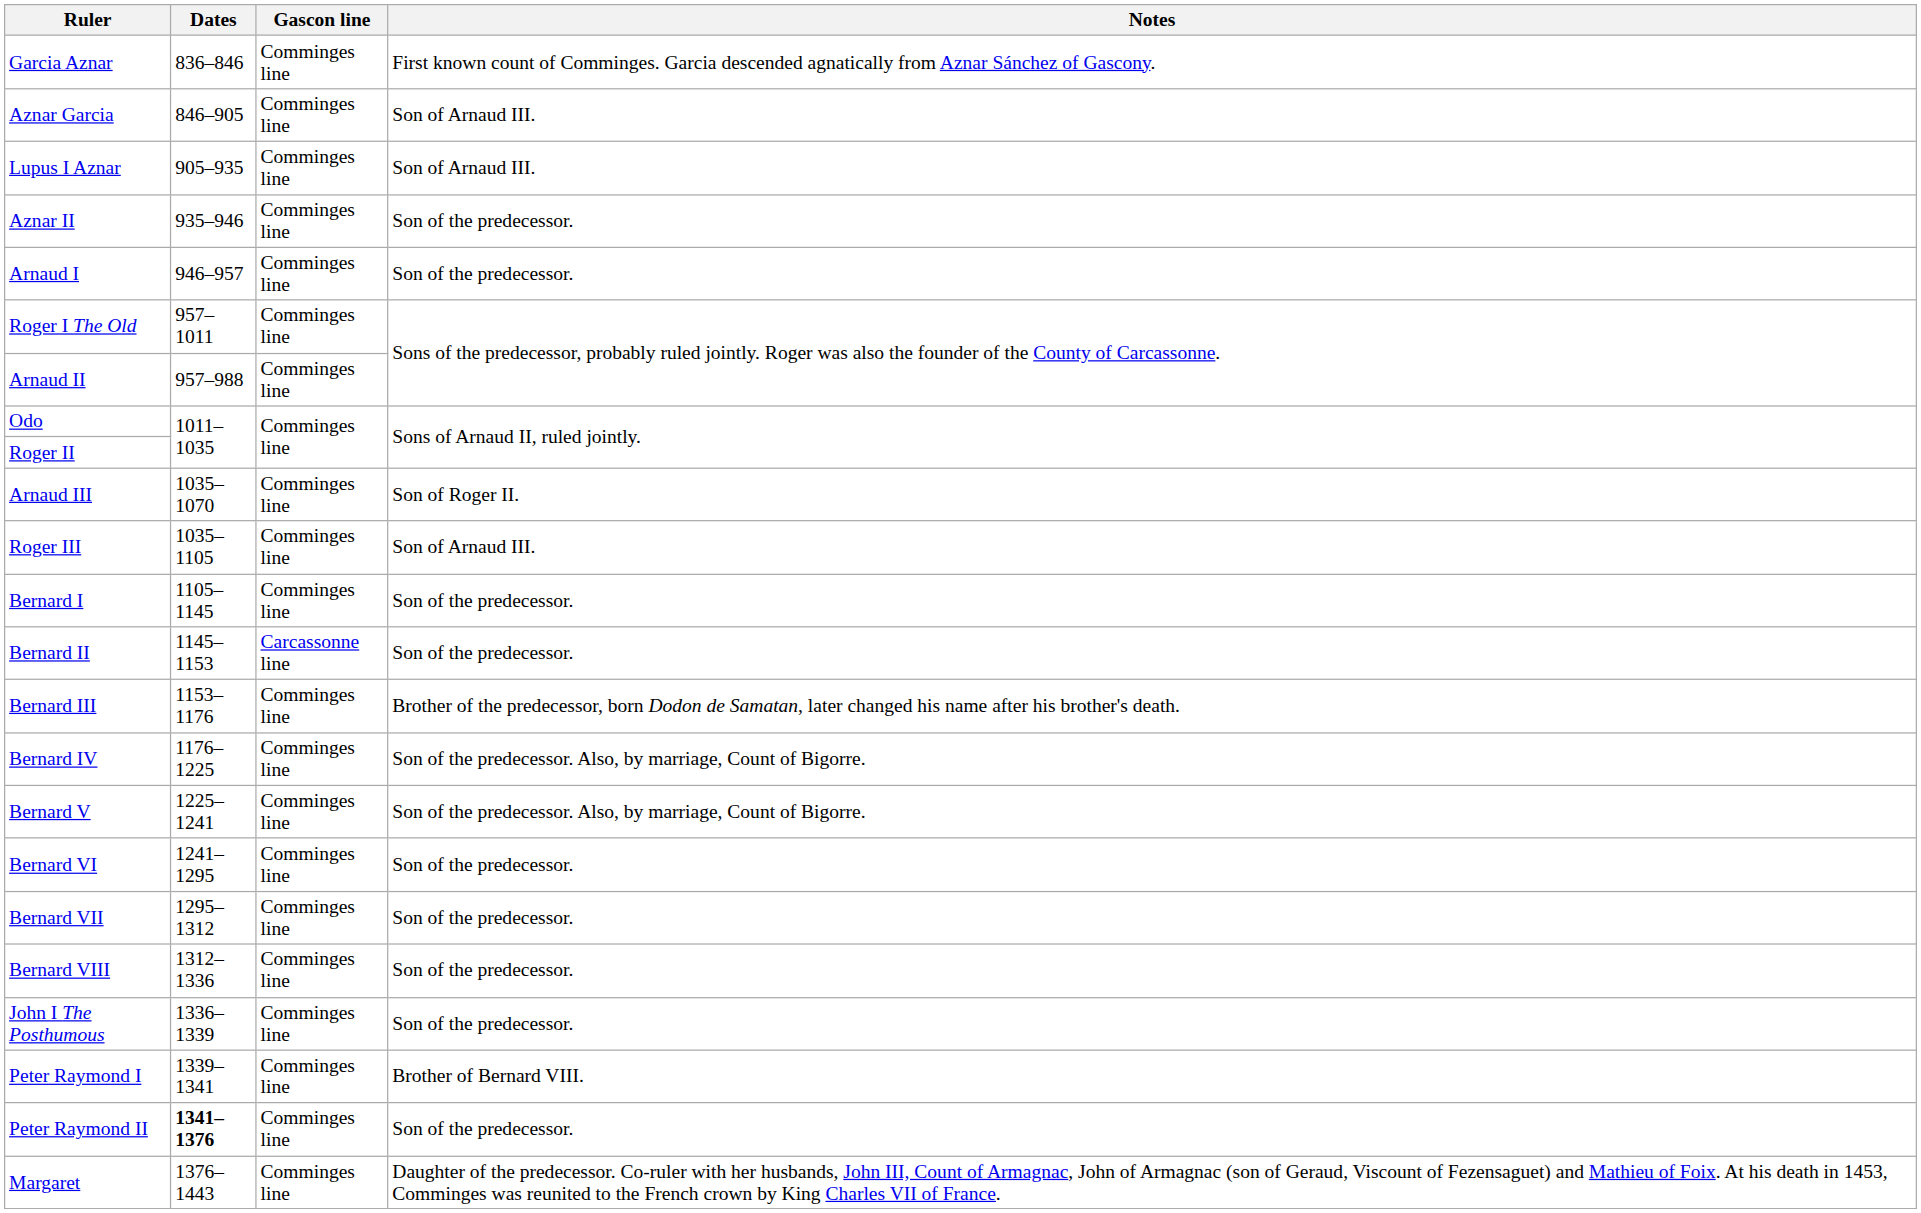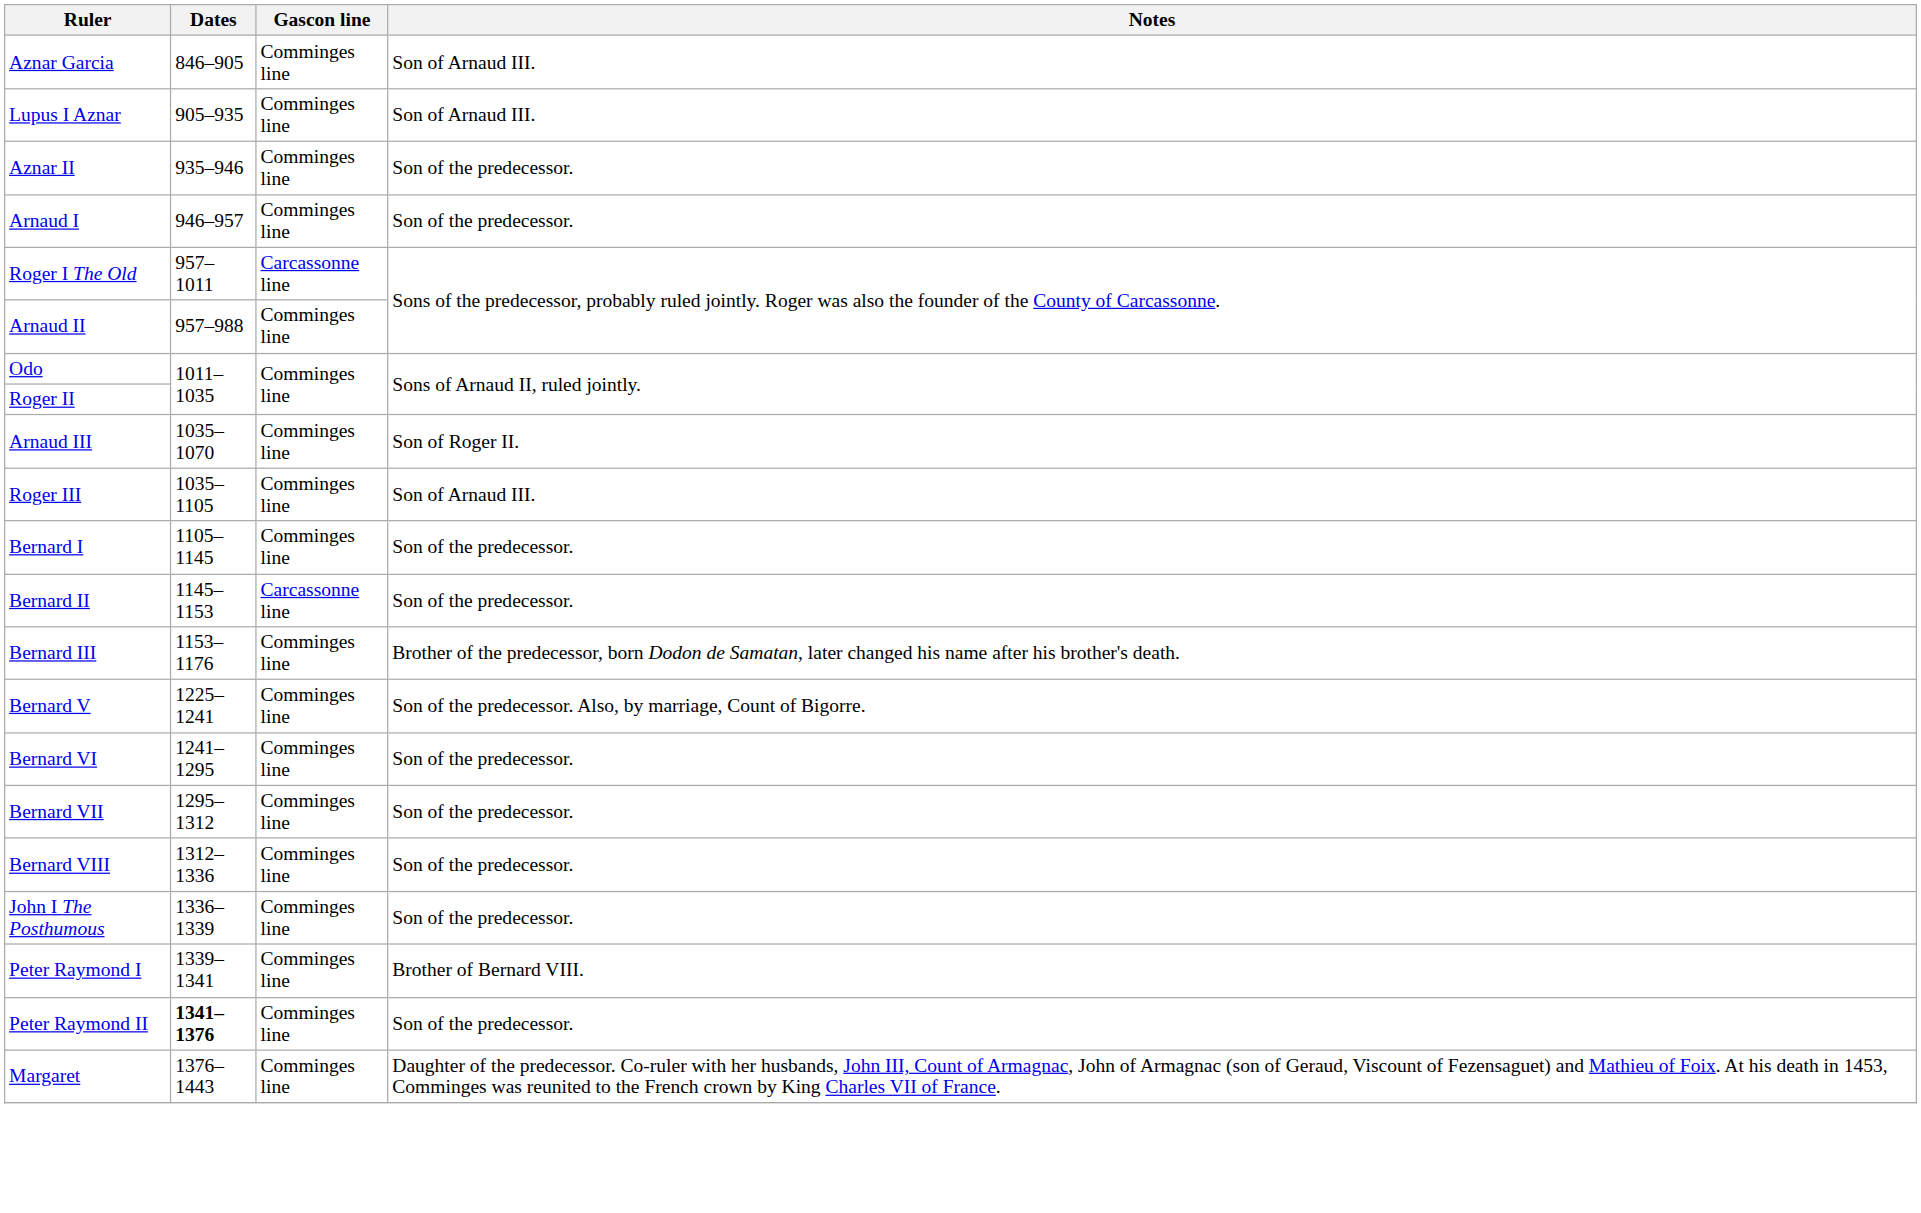- row: (61, 61)
(308, 326) Comminges line -> (310, 273) Carcassonne line
- row: (53, 758)
